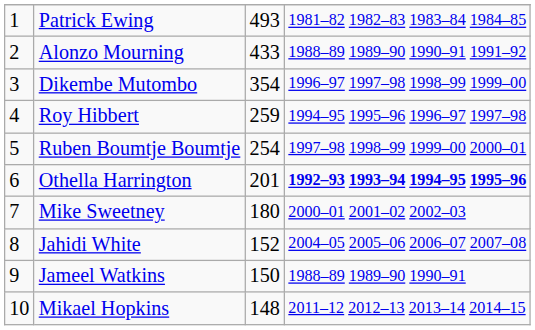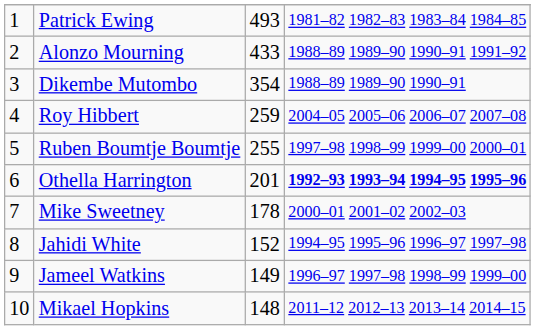(407, 84) 1996–97 1997–98 1998–99 1999–00 -> (377, 84) 1988–89 1989–90 1990–91
(407, 116) 1994–95 1995–96 1996–97 1997–98 -> (407, 116) 2004–05 2005–06 2006–07 2007–08
(265, 148) 254 -> (265, 148) 255
(265, 212) 180 -> (265, 212) 178
(407, 244) 2004–05 2005–06 2006–07 2007–08 -> (407, 244) 1994–95 1995–96 1996–97 1997–98
(265, 276) 150 -> (265, 276) 149
(377, 276) 1988–89 1989–90 1990–91 -> (407, 276) 1996–97 1997–98 1998–99 1999–00
